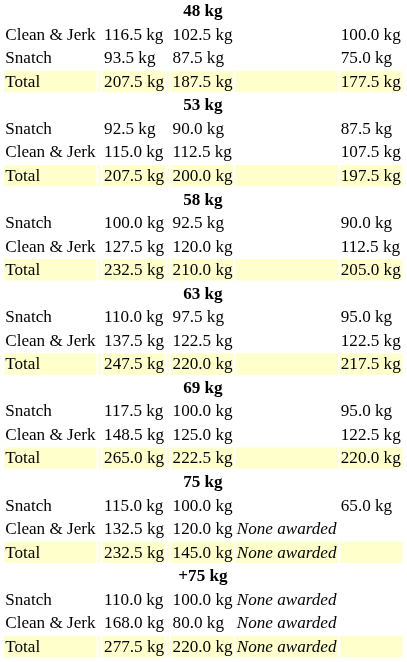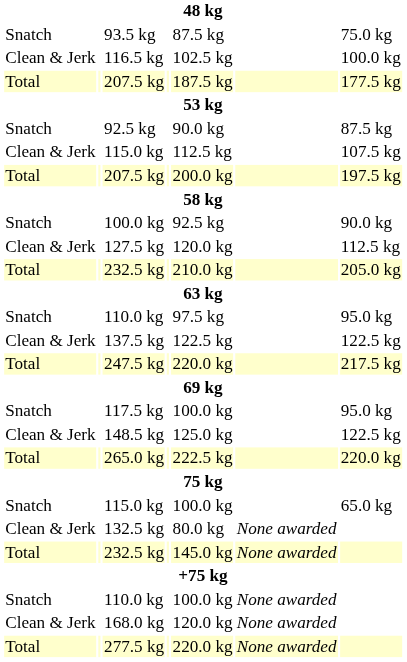rows swapped: (29, 57) <-> (50, 34)
(203, 528) 120.0 kg -> (198, 528) 80.0 kg
(198, 622) 80.0 kg -> (203, 622) 120.0 kg
